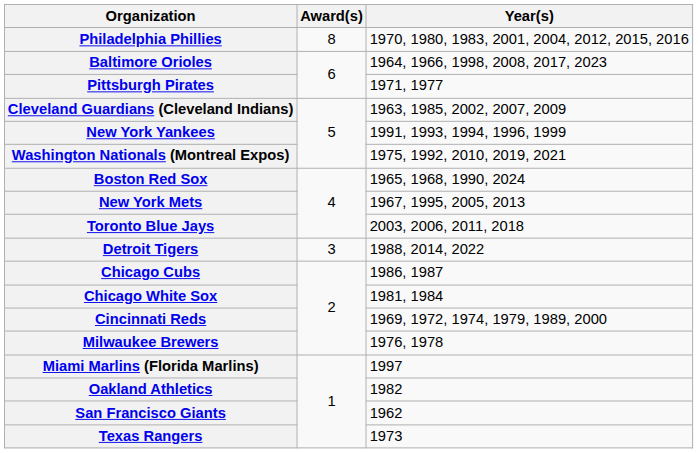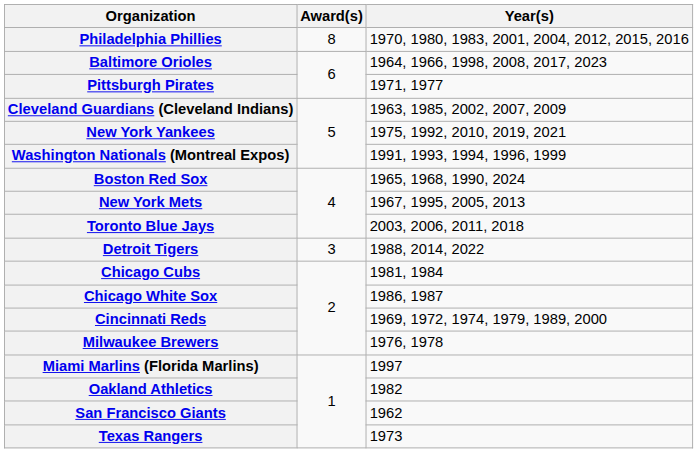(468, 132) 1991, 1993, 1994, 1996, 1999 -> (468, 132) 1975, 1992, 2010, 2019, 2021
(468, 156) 1975, 1992, 2010, 2019, 2021 -> (468, 156) 1991, 1993, 1994, 1996, 1999
(406, 272) 1986, 1987 -> (406, 272) 1981, 1984
(406, 296) 1981, 1984 -> (406, 296) 1986, 1987
